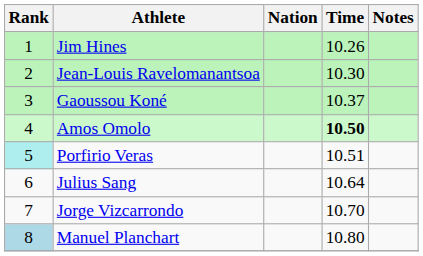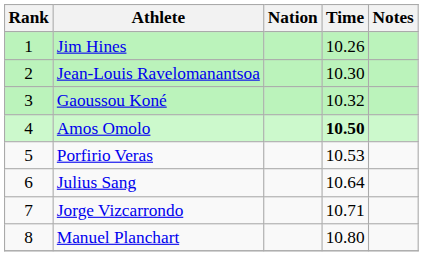(345, 100) 10.37 -> (345, 100) 10.32
(29, 155) paleturquoise background -> (29, 155) no background
(345, 155) 10.51 -> (345, 155) 10.53
(345, 210) 10.70 -> (345, 210) 10.71
(29, 237) lightblue background -> (29, 237) no background
